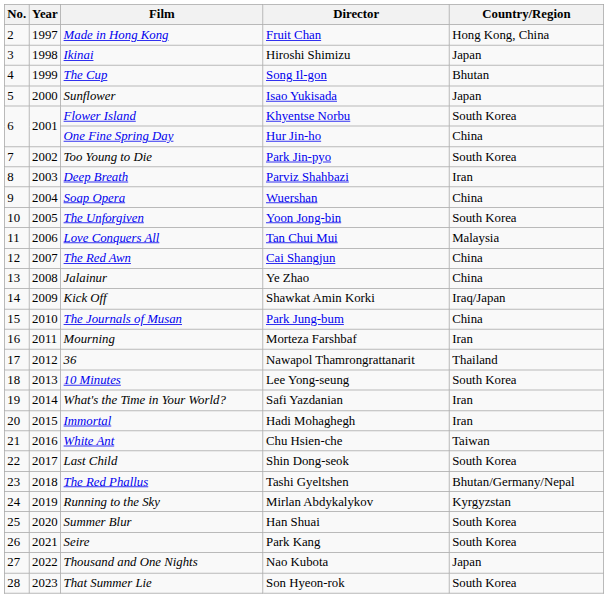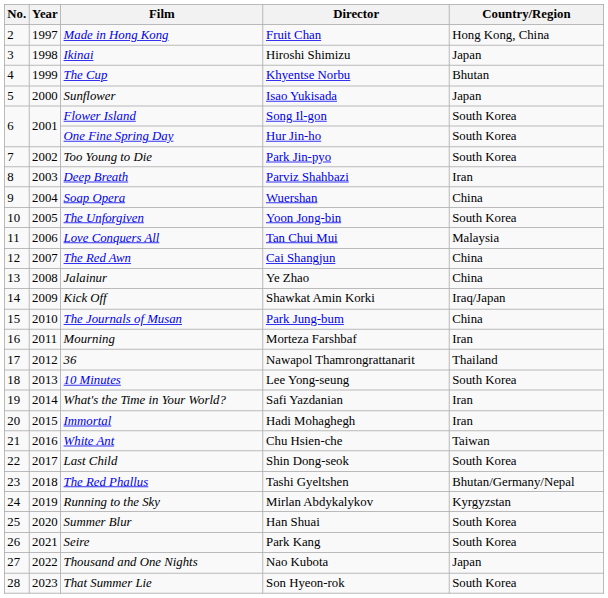(296, 75) Song Il-gon -> (308, 75) Khyentse Norbu
(308, 116) Khyentse Norbu -> (296, 116) Song Il-gon
(467, 136) China -> (484, 136) South Korea
